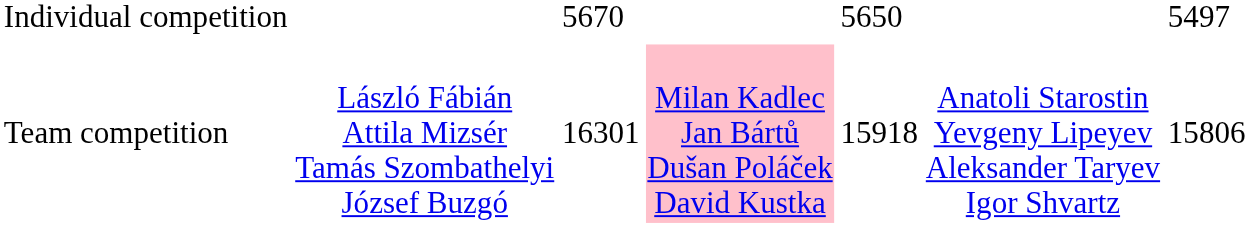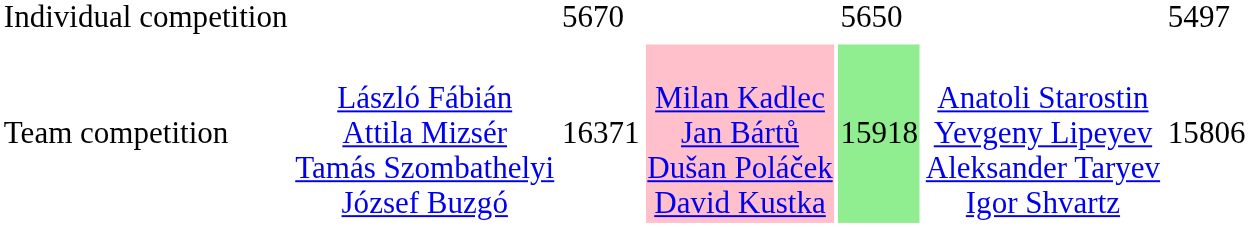(601, 133) 16301 -> (601, 133) 16371
(879, 133) no background -> (879, 133) lightgreen background
